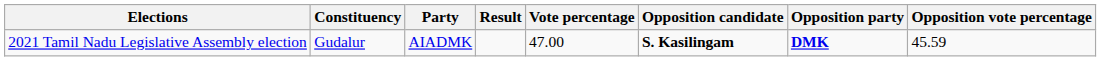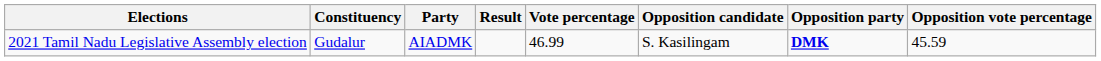(547, 42) 47.00 -> (547, 42) 46.99
(688, 42) bold -> (686, 42) normal
